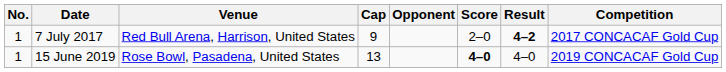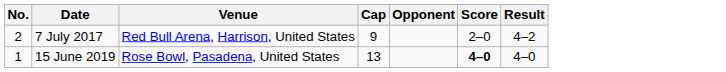- column: (635, 15)
(18, 36) 1 -> (18, 36) 2
(524, 36) bold -> (524, 36) normal
